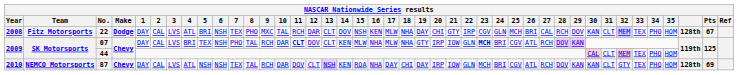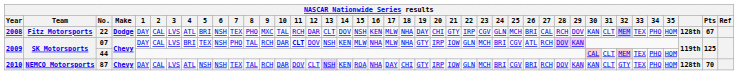(329, 42) CLT -> (329, 42) NSH
(485, 42) bold -> (485, 42) normal
(422, 64) DAY -> (422, 64) GTY
(531, 64) ATL -> (531, 64) BRI
(710, 64) 69 -> (710, 64) 70
